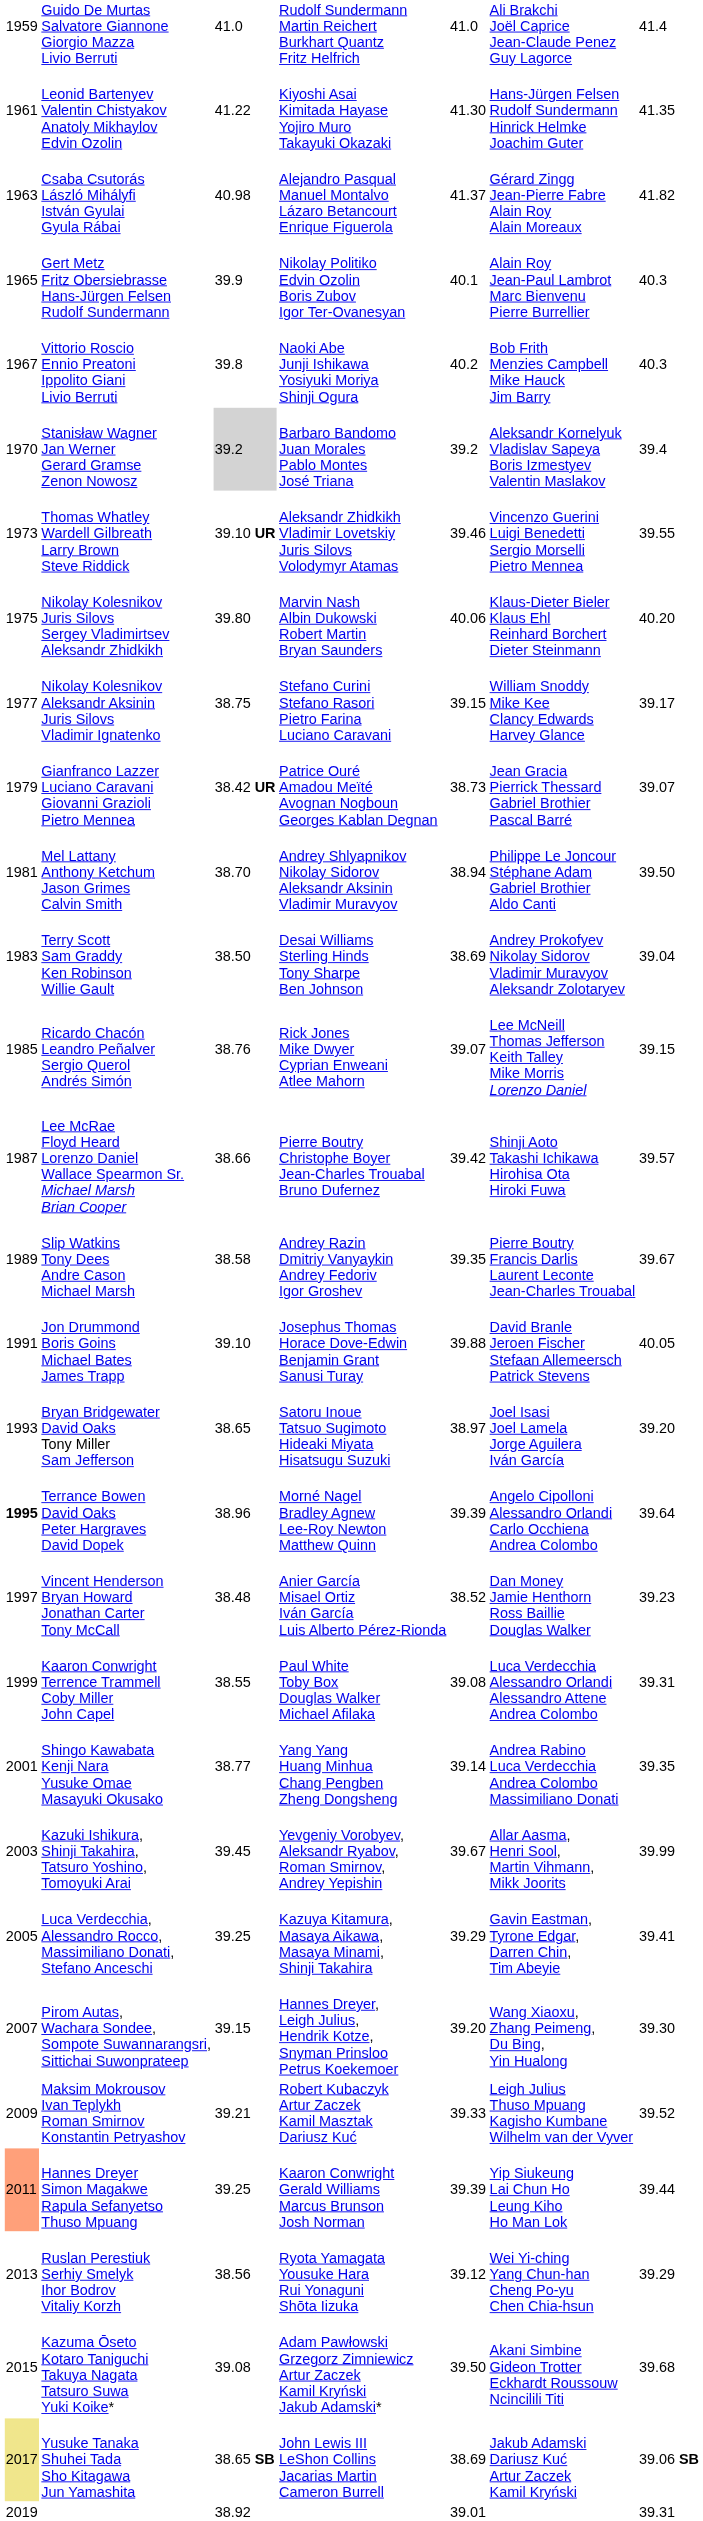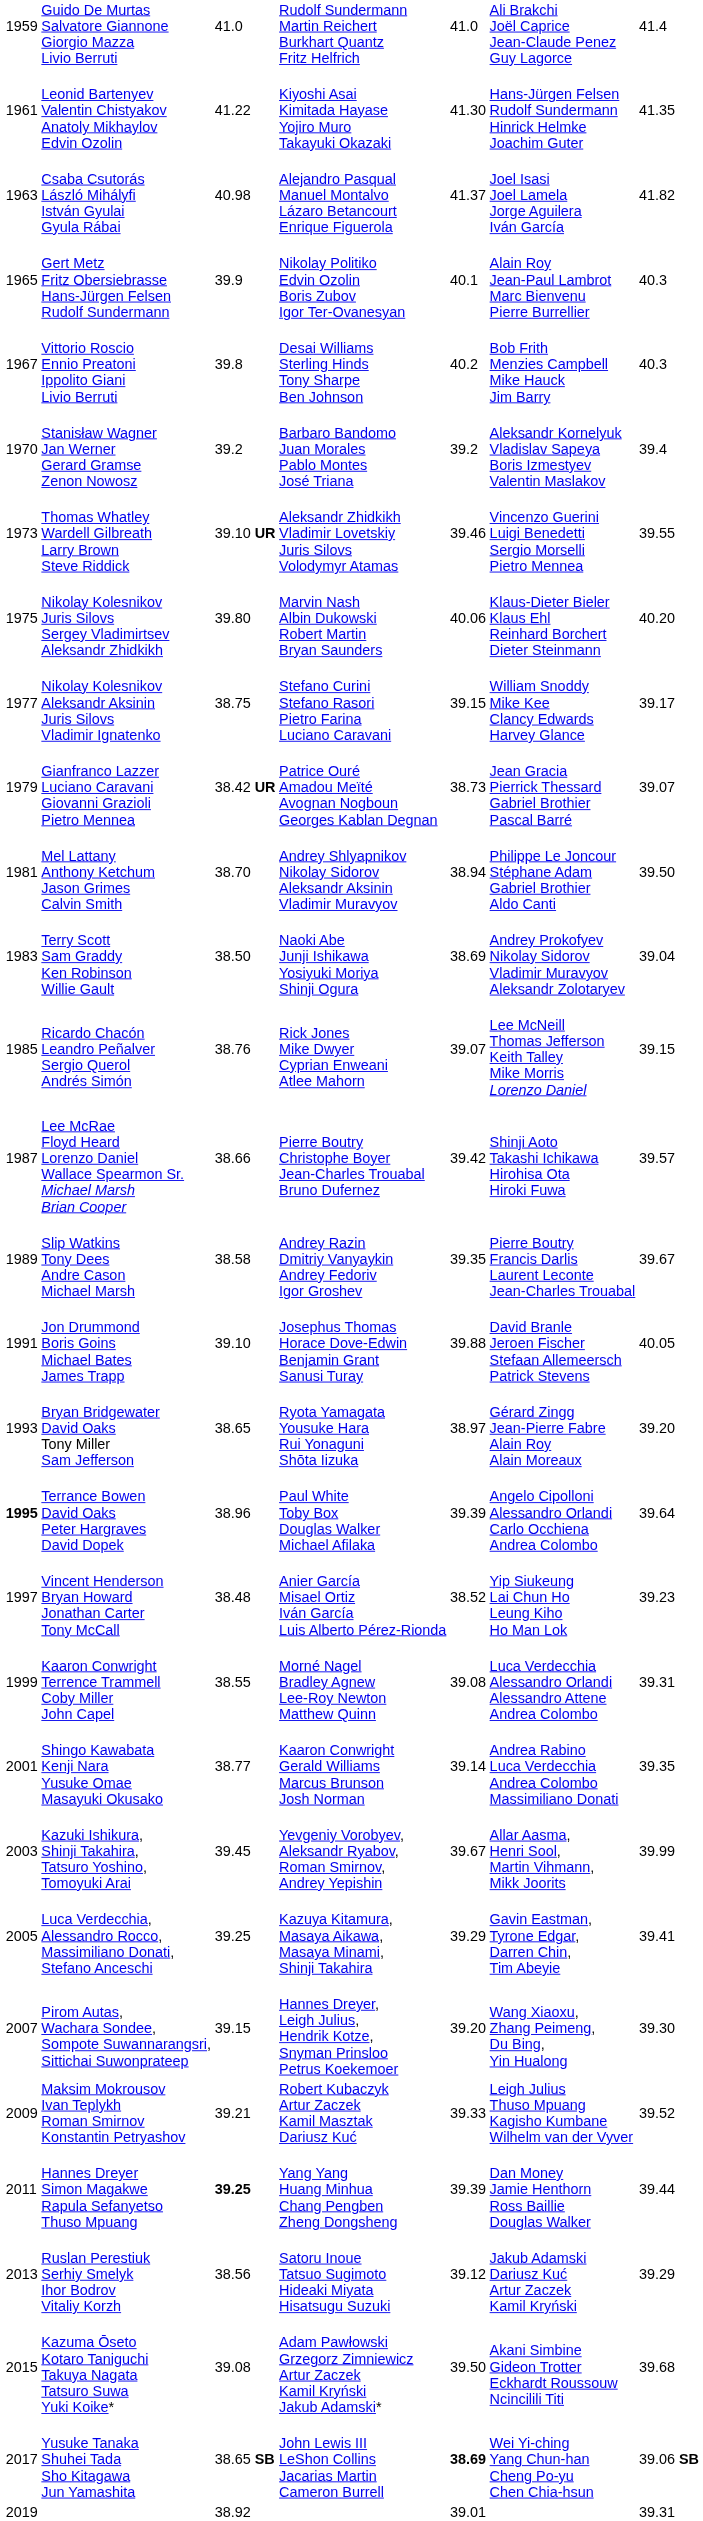(548, 203) Gérard Zingg Jean-Pierre Fabre Alain Roy Alain Moreaux -> (536, 203) Joel Isasi Joel Lamela Jorge Aguilera Iván García
(329, 372) Naoki Abe Junji Ishikawa Yosiyuki Moriya Shinji Ogura -> (326, 372) Desai Williams Sterling Hinds Tony Sharpe Ben Johnson
(229, 449) lightgrey background -> (229, 449) no background
(326, 964) Desai Williams Sterling Hinds Tony Sharpe Ben Johnson -> (329, 964) Naoki Abe Junji Ishikawa Yosiyuki Moriya Shinji Ogura
(335, 1436) Satoru Inoue Tatsuo Sugimoto Hideaki Miyata Hisatsugu Suzuki -> (332, 1436) Ryota Yamagata Yousuke Hara Rui Yonaguni Shōta Iizuka
(536, 1436) Joel Isasi Joel Lamela Jorge Aguilera Iván García -> (548, 1436) Gérard Zingg Jean-Pierre Fabre Alain Roy Alain Moreaux
(333, 1521) Morné Nagel Bradley Agnew Lee-Roy Newton Matthew Quinn -> (330, 1521) Paul White Toby Box Douglas Walker Michael Afilaka
(540, 1605) Dan Money Jamie Henthorn Ross Baillie Douglas Walker -> (532, 1605) Yip Siukeung Lai Chun Ho Leung Kiho Ho Man Lok
(330, 1690) Paul White Toby Box Douglas Walker Michael Afilaka -> (333, 1690) Morné Nagel Bradley Agnew Lee-Roy Newton Matthew Quinn
(338, 1774) Yang Yang Huang Minhua Chang Pengben Zheng Dongsheng -> (337, 1774) Kaaron Conwright Gerald Williams Marcus Brunson Josh Norman
(21, 2189) lightsalmon background -> (21, 2189) no background
(233, 2189) normal -> (233, 2189) bold
(337, 2197) Kaaron Conwright Gerald Williams Marcus Brunson Josh Norman -> (338, 2197) Yang Yang Huang Minhua Chang Pengben Zheng Dongsheng
(532, 2197) Yip Siukeung Lai Chun Ho Leung Kiho Ho Man Lok -> (540, 2197) Dan Money Jamie Henthorn Ross Baillie Douglas Walker
(332, 2282) Ryota Yamagata Yousuke Hara Rui Yonaguni Shōta Iizuka -> (335, 2282) Satoru Inoue Tatsuo Sugimoto Hideaki Miyata Hisatsugu Suzuki
(542, 2282) Wei Yi-ching Yang Chun-han Cheng Po-yu Chen Chia-hsun -> (538, 2282) Jakub Adamski Dariusz Kuć Artur Zaczek Kamil Kryński
(22, 2459) khaki background -> (22, 2459) no background
(468, 2459) normal -> (468, 2459) bold
(538, 2467) Jakub Adamski Dariusz Kuć Artur Zaczek Kamil Kryński -> (542, 2467) Wei Yi-ching Yang Chun-han Cheng Po-yu Chen Chia-hsun
